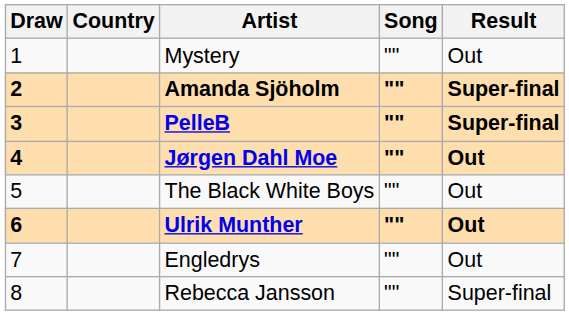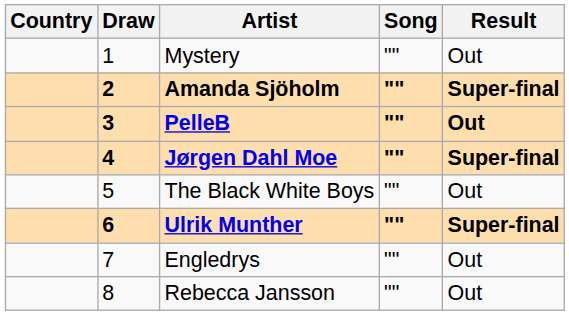columns swapped: (36, 21) <-> (114, 21)
(504, 123) Super-final -> (466, 123) Out
(466, 157) Out -> (504, 157) Super-final
(466, 225) Out -> (504, 225) Super-final
(499, 293) Super-final -> (465, 293) Out
